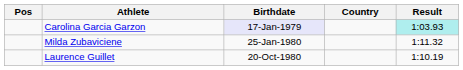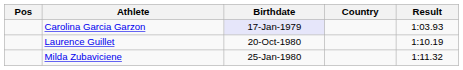(427, 27) paleturquoise background -> (427, 27) no background
rows swapped: (79, 57) <-> (83, 42)
